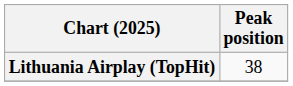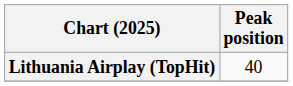(254, 66) 38 -> (254, 66) 40
